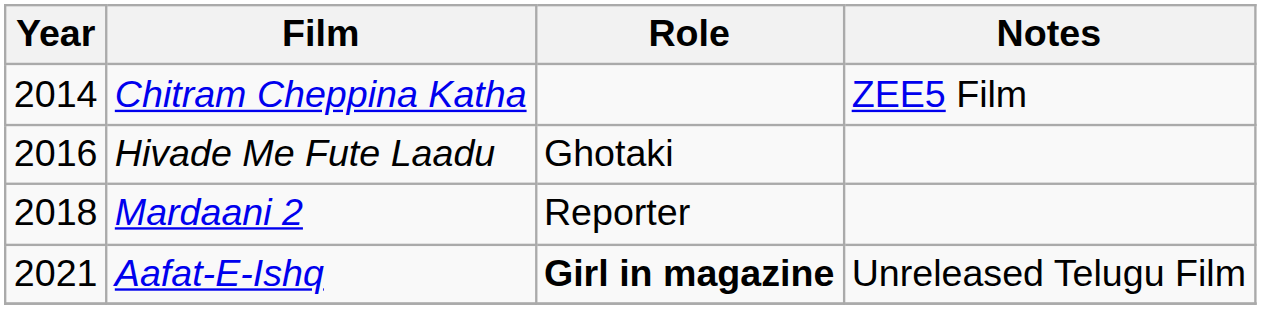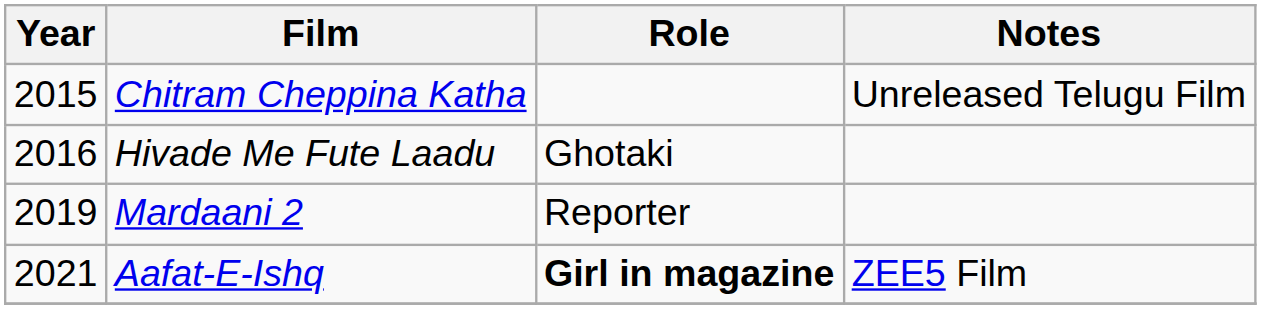(56, 93) 2014 -> (56, 93) 2015
(939, 93) ZEE5 Film -> (1049, 93) Unreleased Telugu Film
(56, 213) 2018 -> (56, 213) 2019
(1049, 272) Unreleased Telugu Film -> (939, 272) ZEE5 Film
